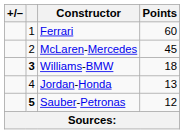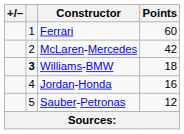(171, 48) 45 -> (171, 48) 42
(171, 84) 13 -> (171, 84) 16
(32, 102) bold -> (32, 102) normal
